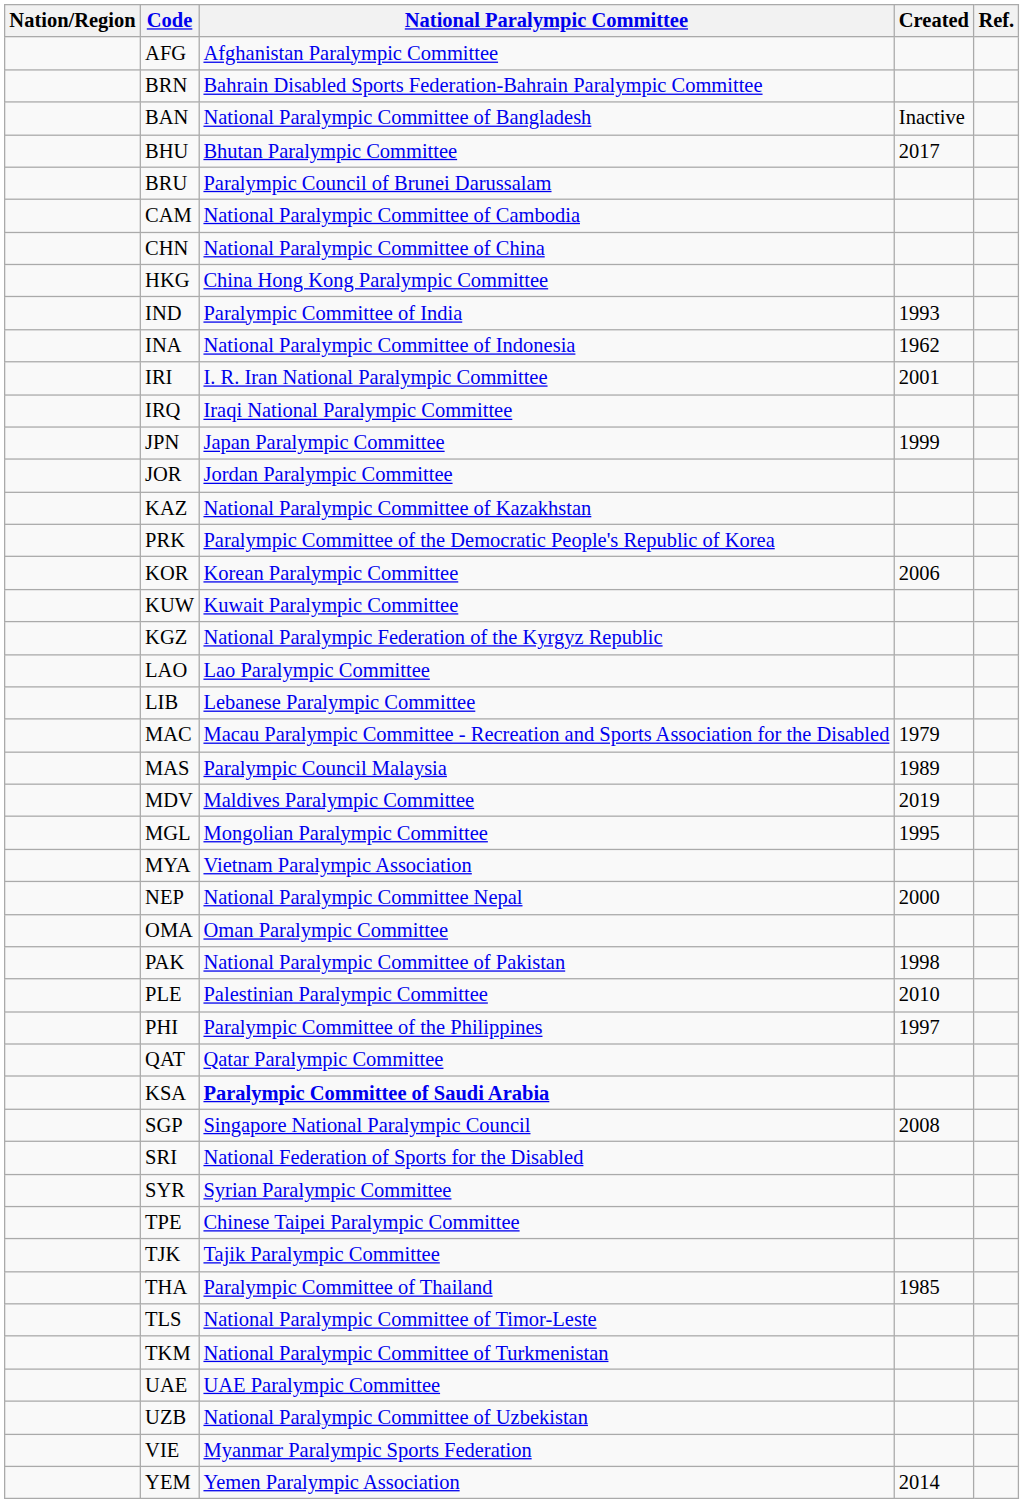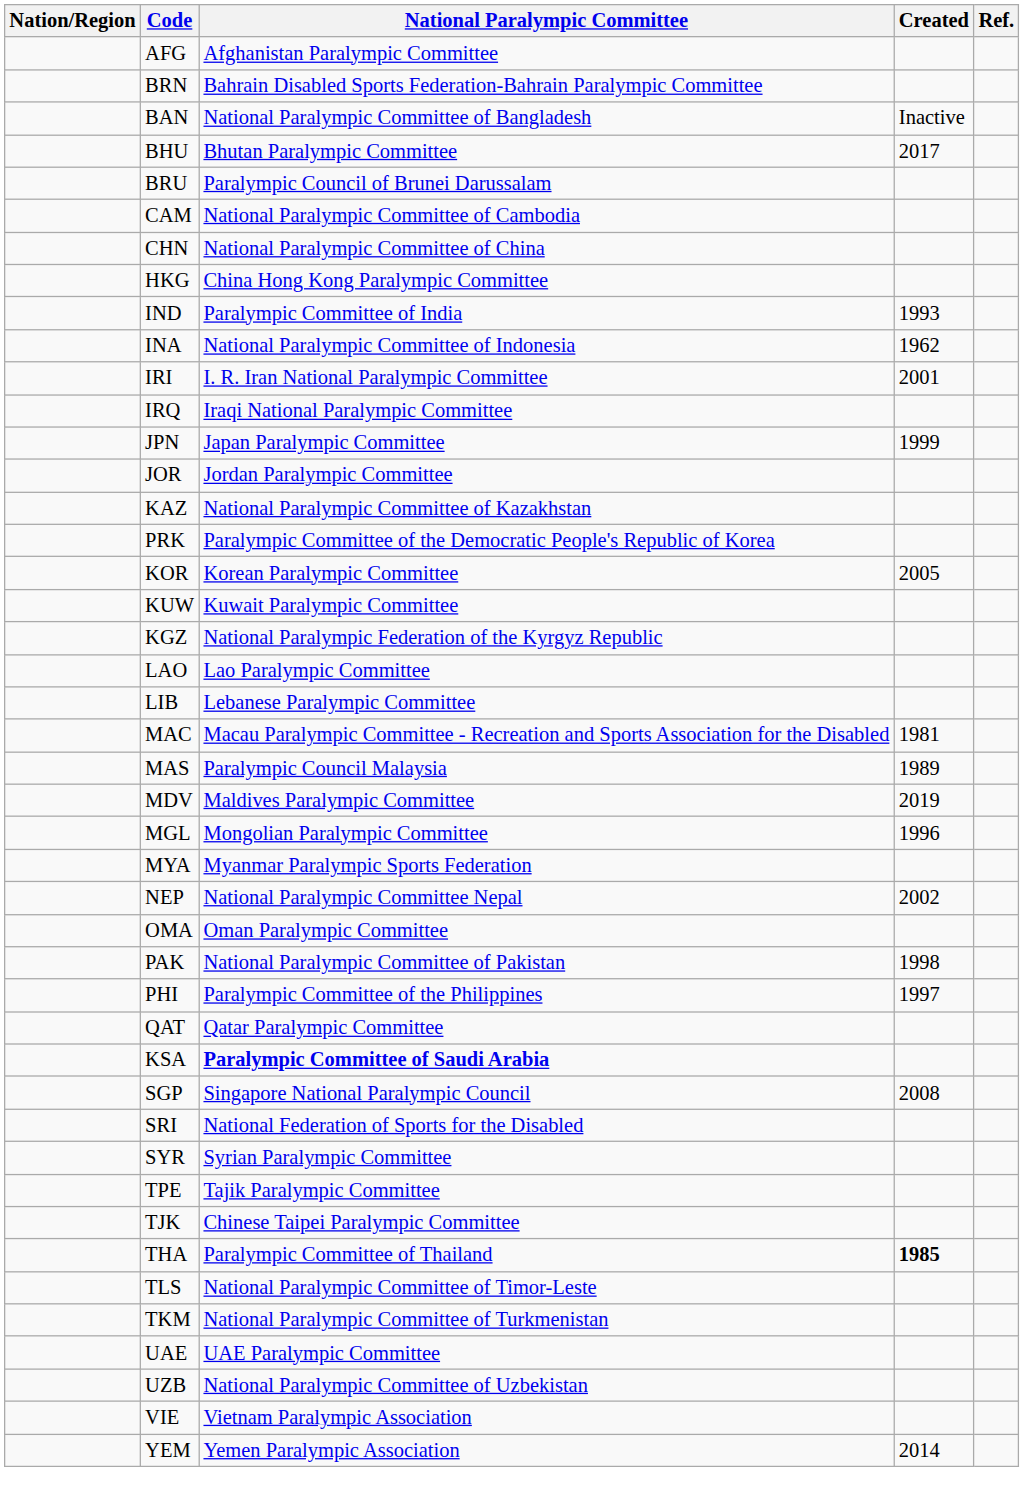(919, 572) 2006 -> (919, 572) 2005
(919, 735) 1979 -> (919, 735) 1981
(919, 832) 1995 -> (919, 832) 1996
(338, 865) Vietnam Paralympic Association -> (368, 865) Myanmar Paralympic Sports Federation
(919, 897) 2000 -> (919, 897) 2002
- row: (163, 995)
(362, 1222) Chinese Taipei Paralympic Committee -> (322, 1190) Tajik Paralympic Committee
(322, 1254) Tajik Paralympic Committee -> (362, 1222) Chinese Taipei Paralympic Committee
(919, 1287) normal -> (919, 1254) bold
(368, 1449) Myanmar Paralympic Sports Federation -> (338, 1417) Vietnam Paralympic Association
